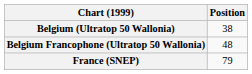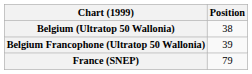(227, 45) 48 -> (227, 45) 39
